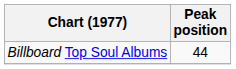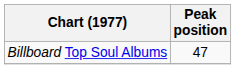(200, 52) 44 -> (200, 52) 47
